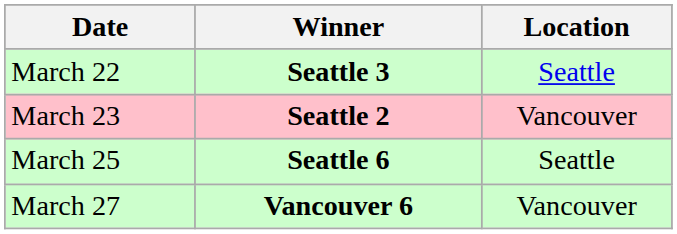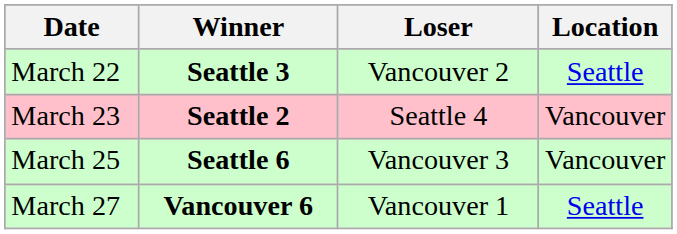+ column: (438, 26)
(577, 160) Seattle -> (605, 160) Vancouver
(577, 205) Vancouver -> (605, 205) Seattle
